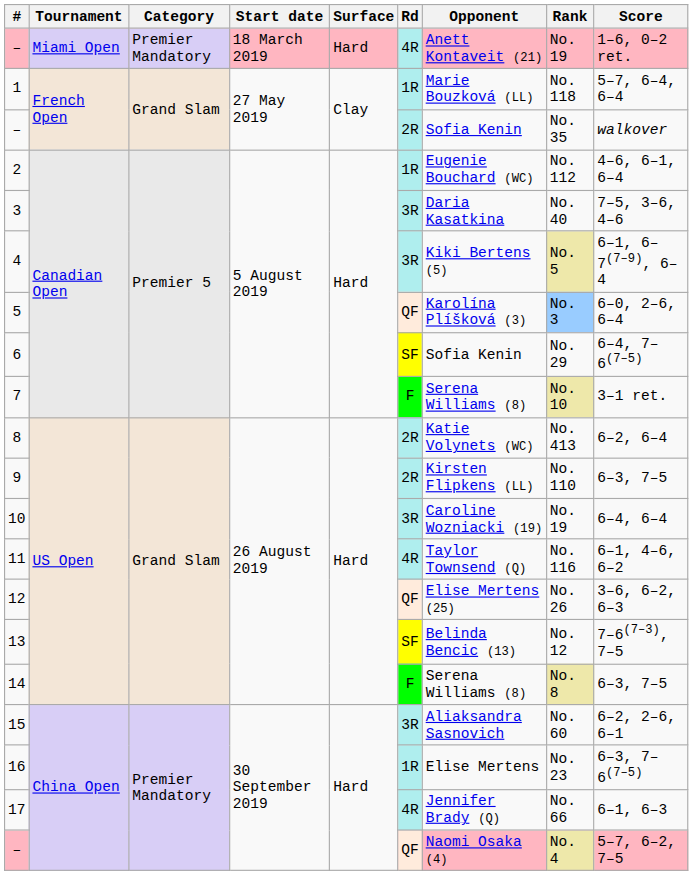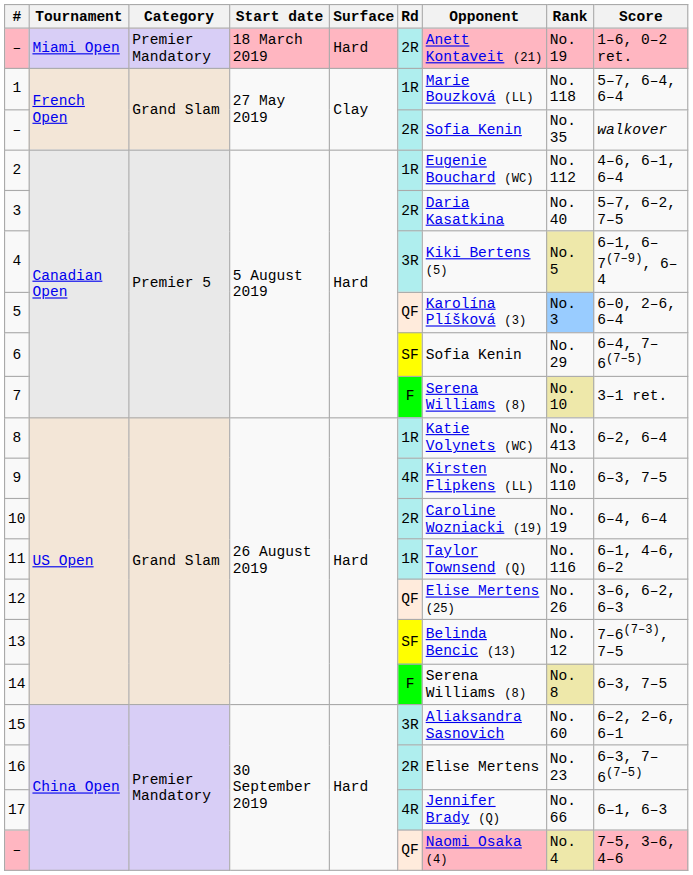(410, 49) 4R -> (410, 49) 2R
(410, 211) 3R -> (410, 211) 2R
(637, 211) 7–5, 3–6, 4–6 -> (637, 211) 5–7, 6–2, 7–5
(410, 438) 2R -> (410, 438) 1R
(410, 478) 2R -> (410, 478) 4R
(410, 519) 3R -> (410, 519) 2R
(410, 559) 4R -> (410, 559) 1R
(410, 767) 1R -> (410, 767) 2R
(637, 850) 5–7, 6–2, 7–5 -> (637, 850) 7–5, 3–6, 4–6
